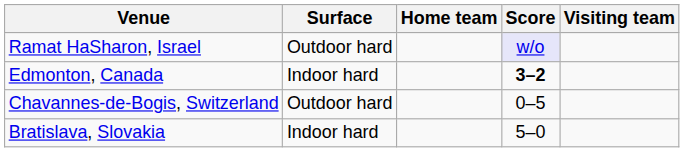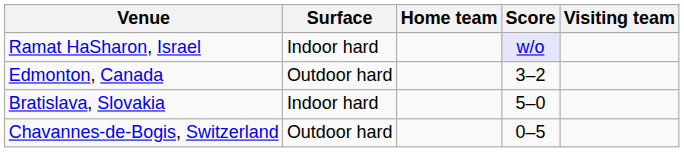(340, 47) Outdoor hard -> (333, 47) Indoor hard
(333, 75) Indoor hard -> (340, 75) Outdoor hard
(530, 75) bold -> (530, 75) normal
rows swapped: (87, 132) <-> (144, 103)
